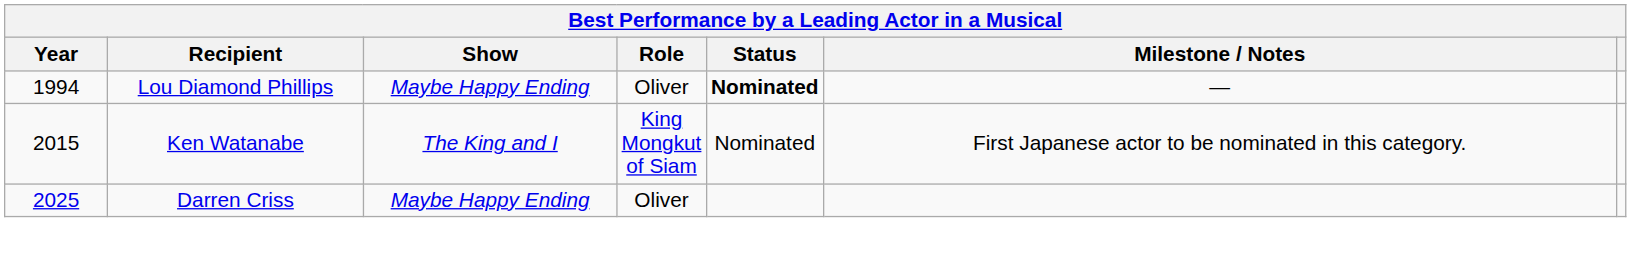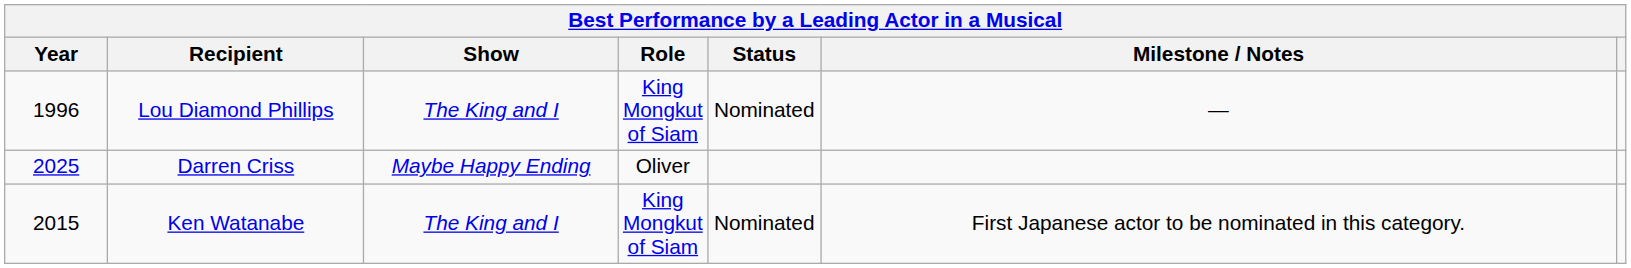(56, 86) 1994 -> (56, 110) 1996
(490, 86) Maybe Happy Ending -> (491, 110) The King and I
(662, 86) Oliver -> (663, 110) King Mongkut of Siam
(765, 86) bold -> (764, 110) normal
rows swapped: (235, 143) <-> (235, 199)
